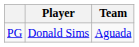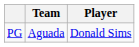columns swapped: (58, 13) <-> (113, 13)
